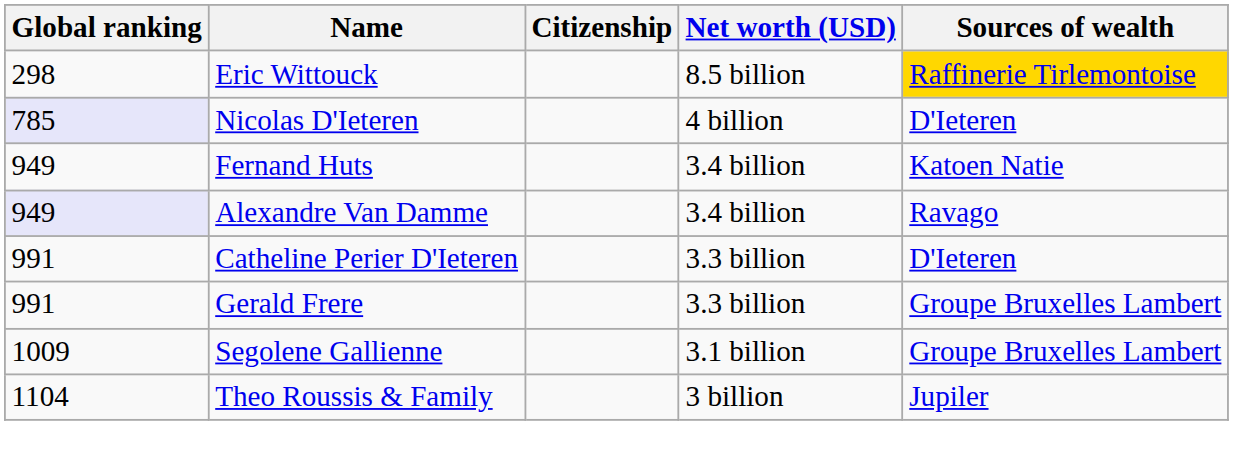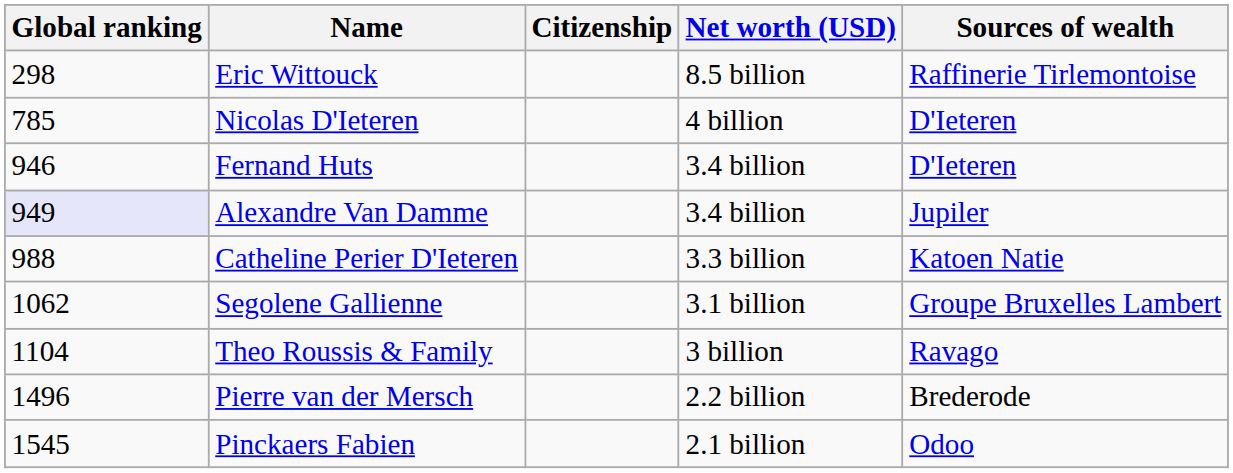(1053, 73) gold background -> (1053, 73) no background
(33, 119) lavender background -> (33, 119) no background
(33, 166) 949 -> (33, 166) 946
(987, 166) Katoen Natie -> (963, 166) D'Ieteren
(954, 212) Ravago -> (949, 212) Jupiler
(33, 258) 991 -> (33, 258) 988
(963, 258) D'Ieteren -> (987, 258) Katoen Natie
- row: (289, 304)
(41, 350) 1009 -> (41, 304) 1062
(949, 397) Jupiler -> (954, 350) Ravago
+ row: (344, 397)
+ row: (315, 443)
